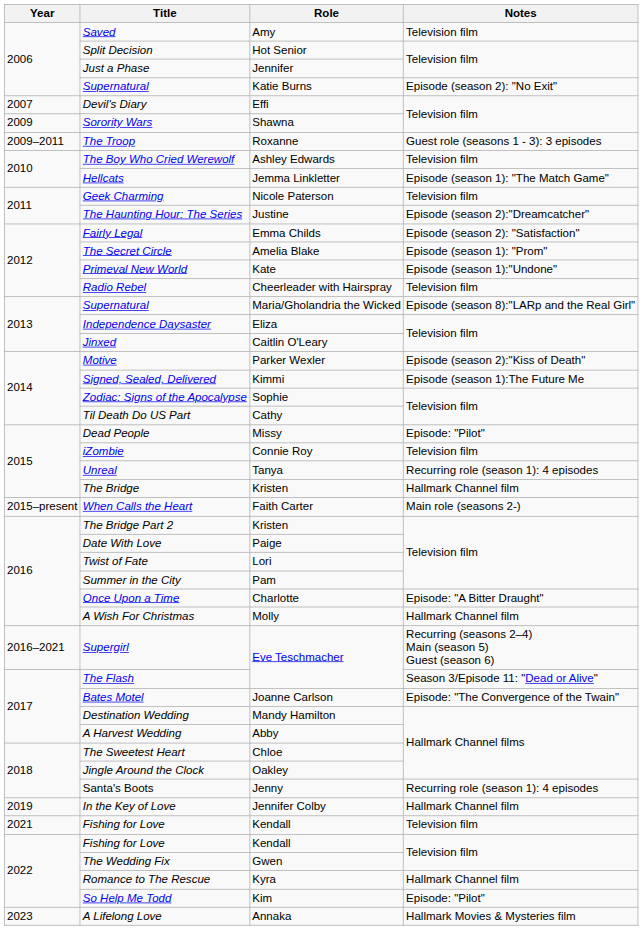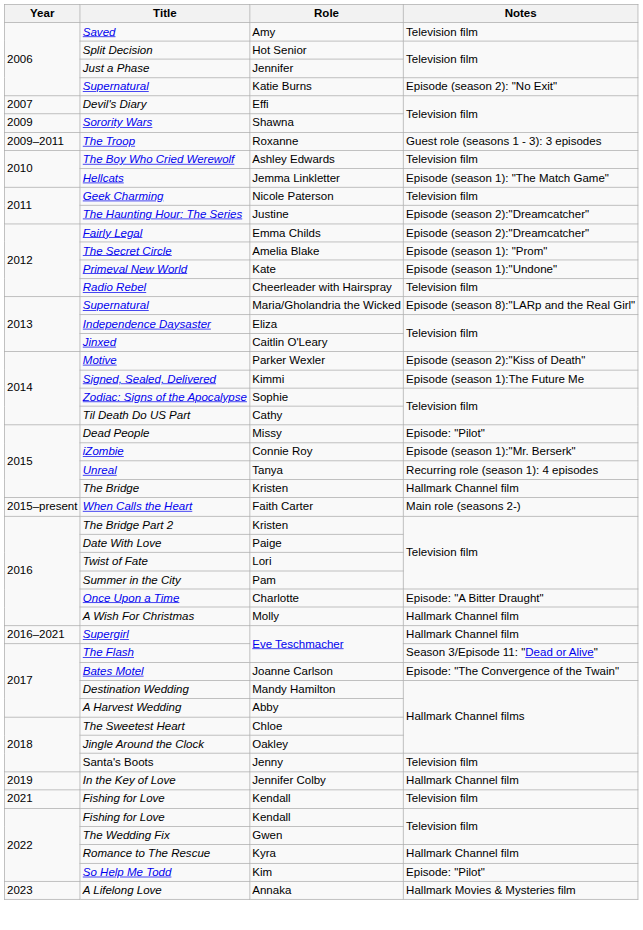(493, 232) Episode (season 2): "Satisfaction" -> (498, 232) Episode (season 2):"Dreamcatcher"
(442, 452) Television film -> (491, 452) Episode (season 1):"Mr. Berserk"
(469, 647) Recurring (seasons 2–4) Main (season 5) Guest (season 6) -> (462, 634) Hallmark Channel film
(502, 788) Recurring role (season 1): 4 episodes -> (442, 762) Television film
